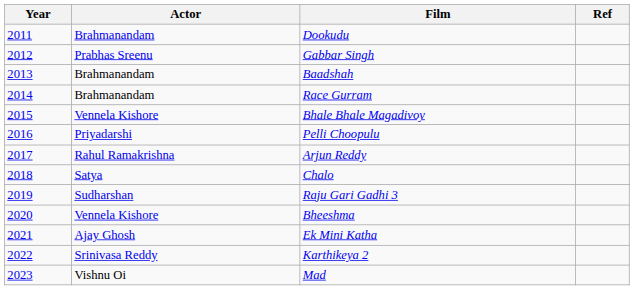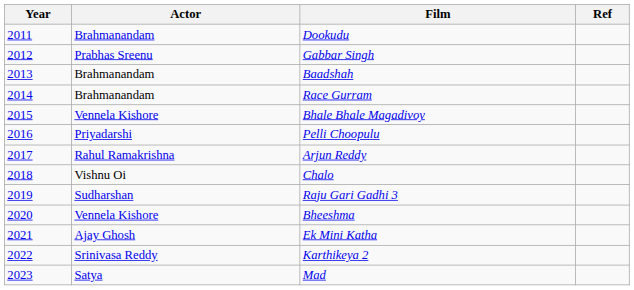(88, 174) Satya -> (100, 174) Vishnu Oi
(100, 275) Vishnu Oi -> (88, 275) Satya
